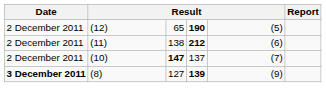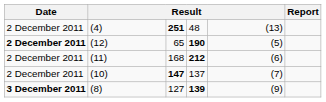+ row: (96, 27)
(45, 27) normal -> (46, 43) bold
(176, 43) 138 -> (176, 58) 168
